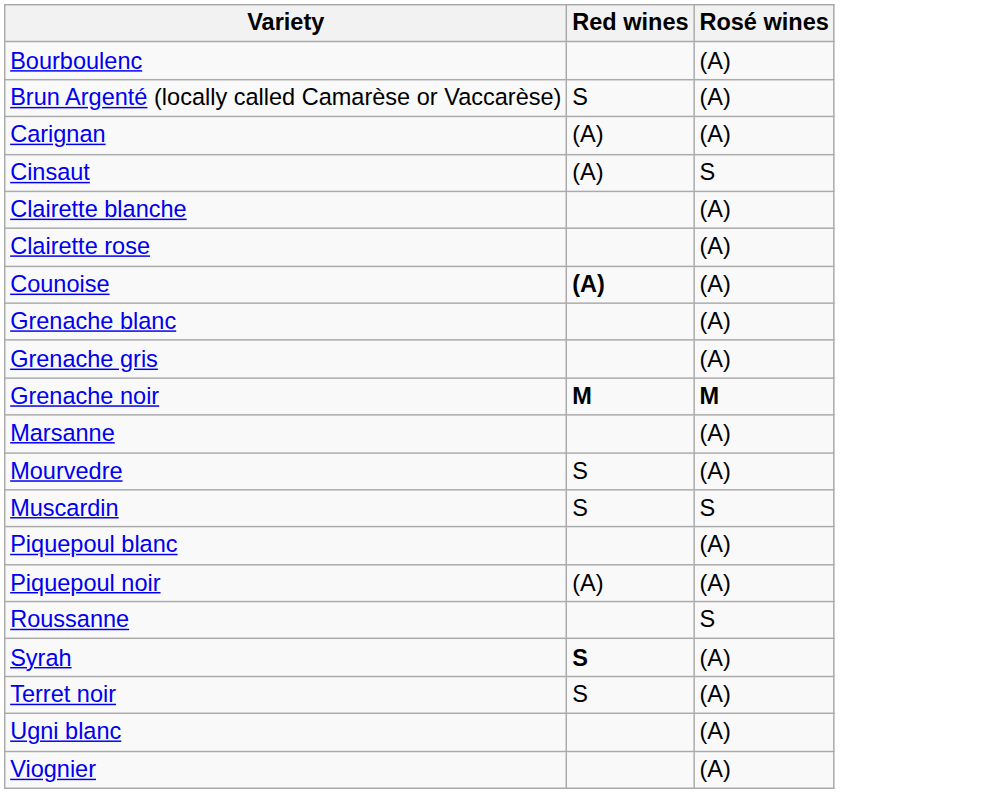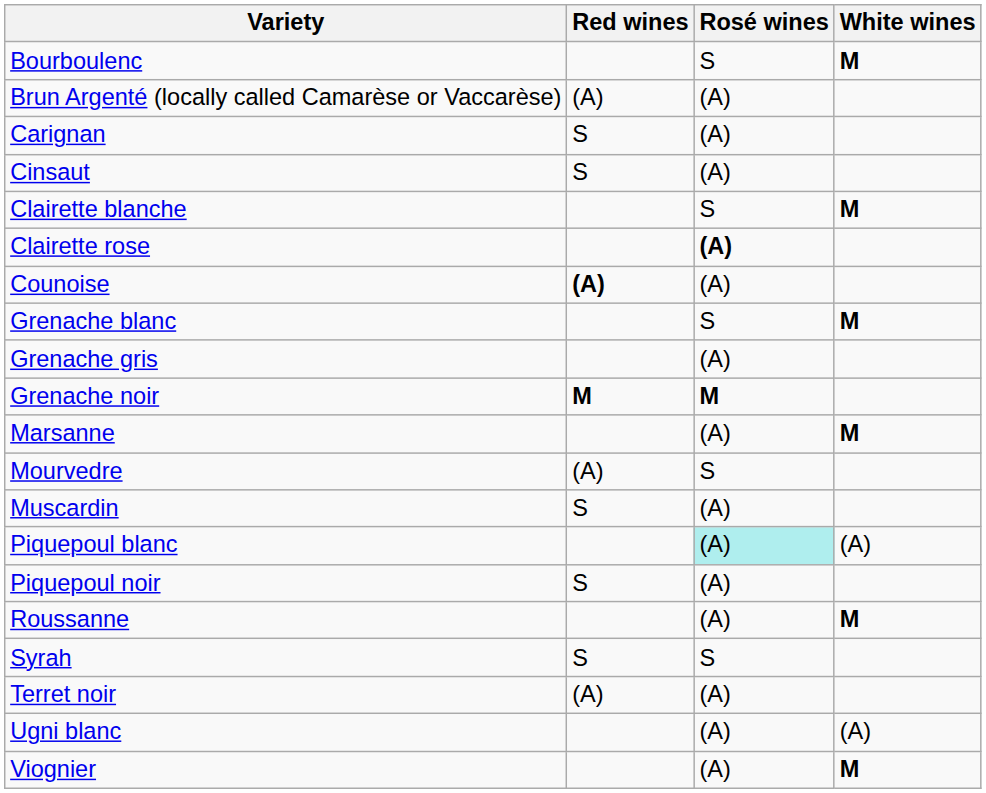+ column: (908, 23)
(715, 60) (A) -> (707, 60) S
(580, 97) S -> (588, 97) (A)
(588, 135) (A) -> (580, 135) S
(588, 172) (A) -> (580, 172) S
(707, 172) S -> (715, 172) (A)
(715, 209) (A) -> (707, 209) S
(715, 246) normal -> (716, 246) bold
(715, 321) (A) -> (707, 321) S
(580, 470) S -> (588, 470) (A)
(715, 470) (A) -> (707, 470) S
(707, 508) S -> (715, 508) (A)
(715, 545) no background -> (715, 545) paleturquoise background
(588, 582) (A) -> (580, 582) S
(707, 619) S -> (715, 619) (A)
(580, 657) bold -> (580, 657) normal
(715, 657) (A) -> (707, 657) S
(580, 694) S -> (588, 694) (A)
